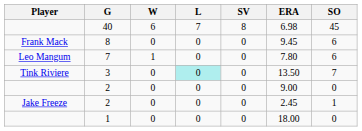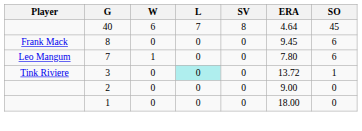(289, 27) 6.98 -> (289, 27) 4.64
(289, 73) 13.50 -> (289, 73) 13.72
(334, 73) 7 -> (334, 73) 1
- row: (45, 103)
